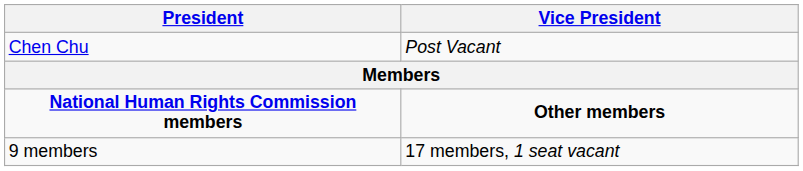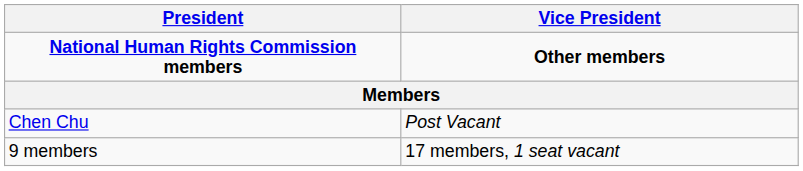rows swapped: (49, 46) <-> (203, 113)
